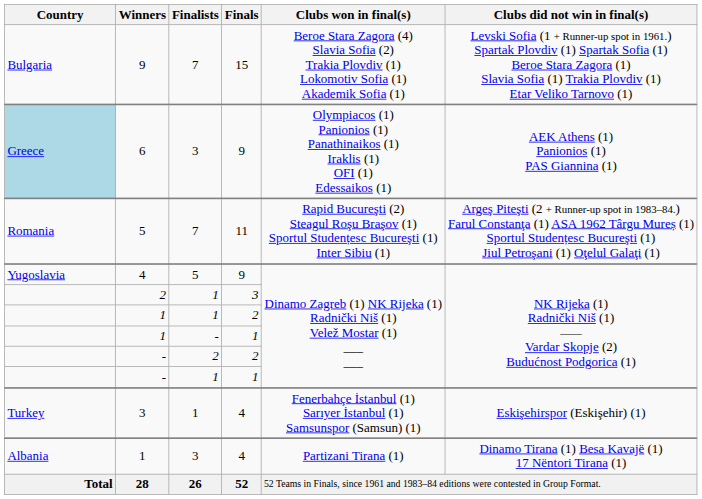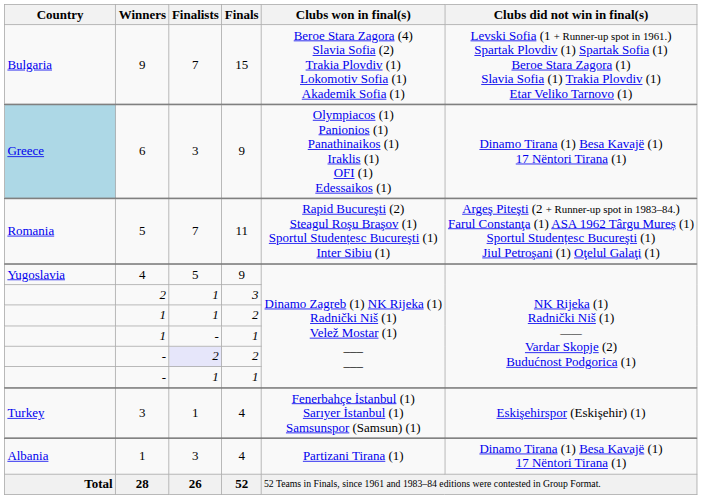(571, 151) AEK Athens (1) Panionios (1) PAS Giannina (1) -> (571, 151) Dinamo Tirana (1) Besa Kavajë (1) 17 Nëntori Tirana (1)
(216, 356) no background -> (216, 356) lavender background
